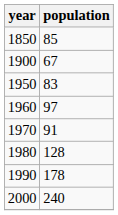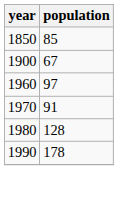- row: (22, 84)
- row: (22, 198)
